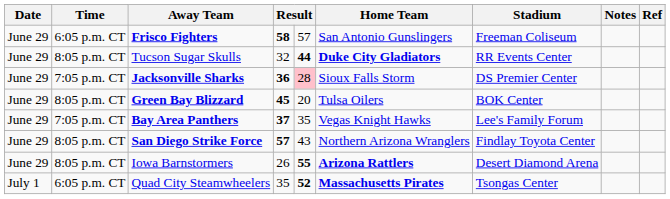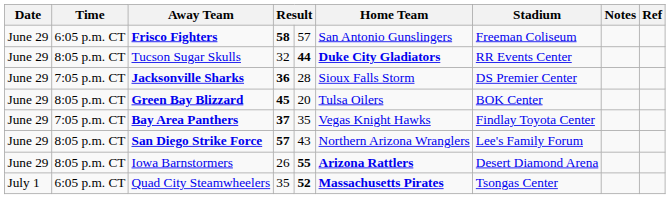(304, 78) pink background -> (304, 78) no background
(529, 120) Lee's Family Forum -> (535, 120) Findlay Toyota Center
(535, 141) Findlay Toyota Center -> (529, 141) Lee's Family Forum
